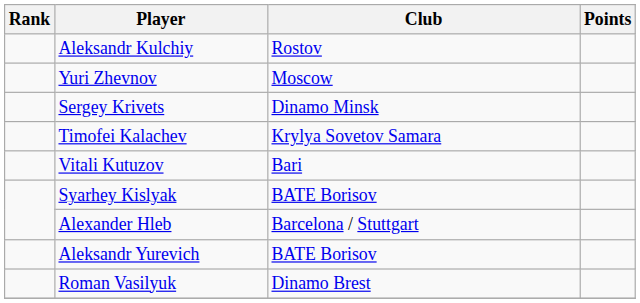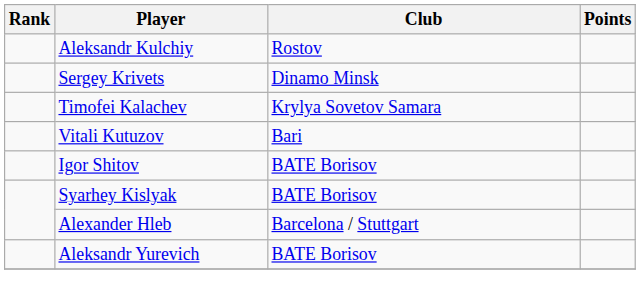- row: (108, 77)
+ row: (99, 165)
- row: (117, 283)
